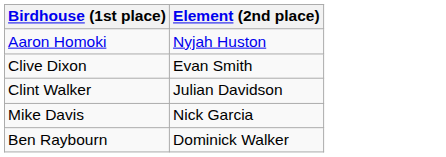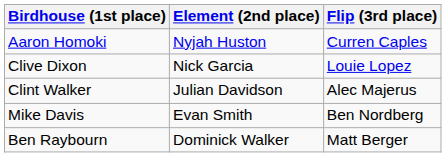+ column: (382, 16)
(213, 66) Evan Smith -> (213, 66) Nick Garcia
(213, 115) Nick Garcia -> (213, 115) Evan Smith
